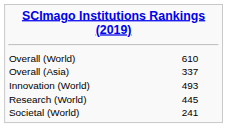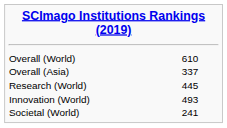rows swapped: (48, 99) <-> (49, 86)
